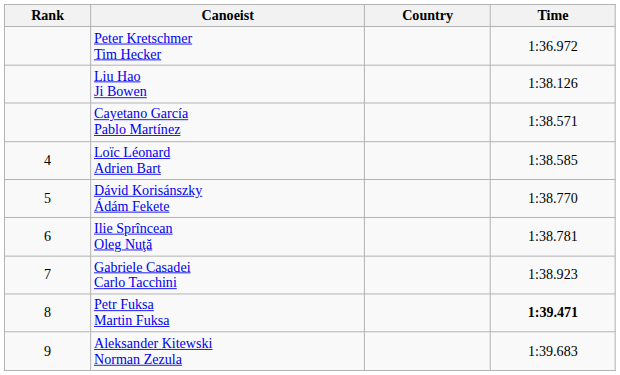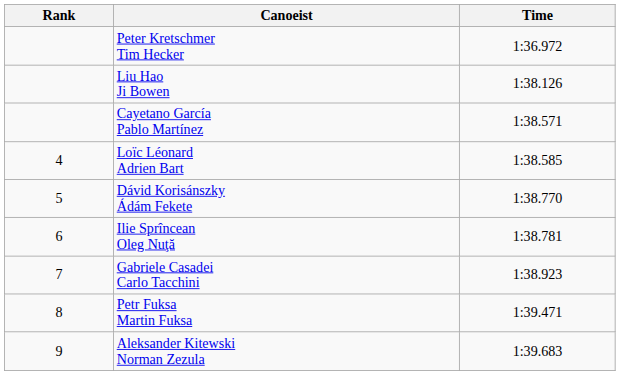- column: (428, 15)
(553, 313) bold -> (538, 313) normal
